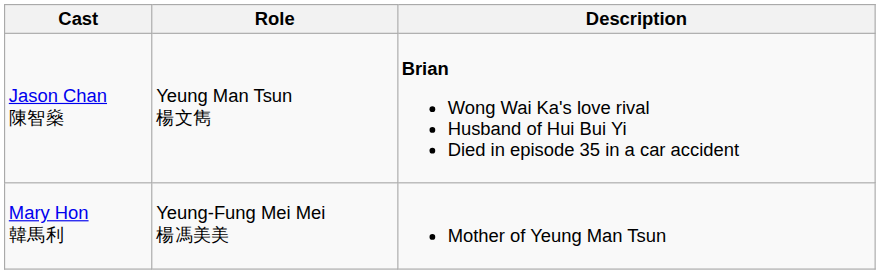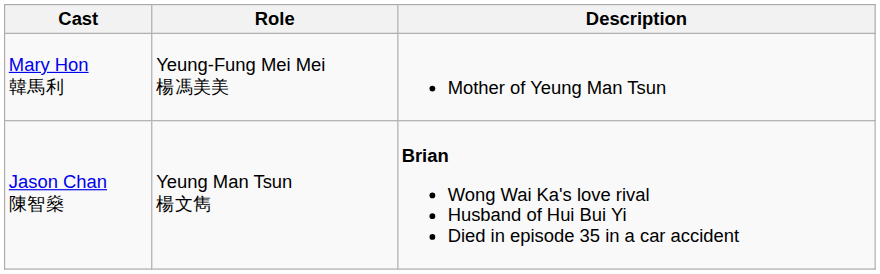rows swapped: (49, 224) <-> (58, 106)
